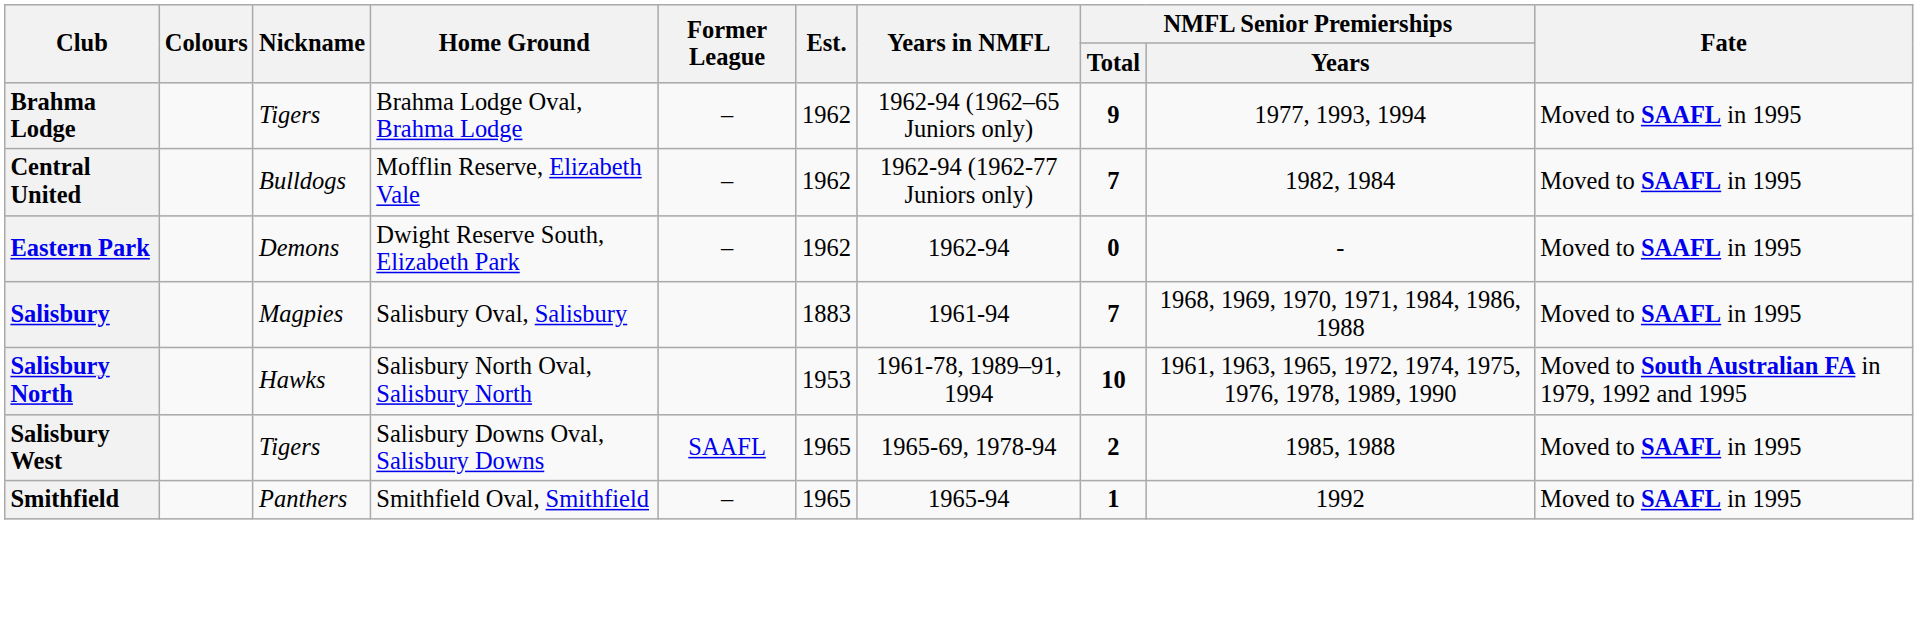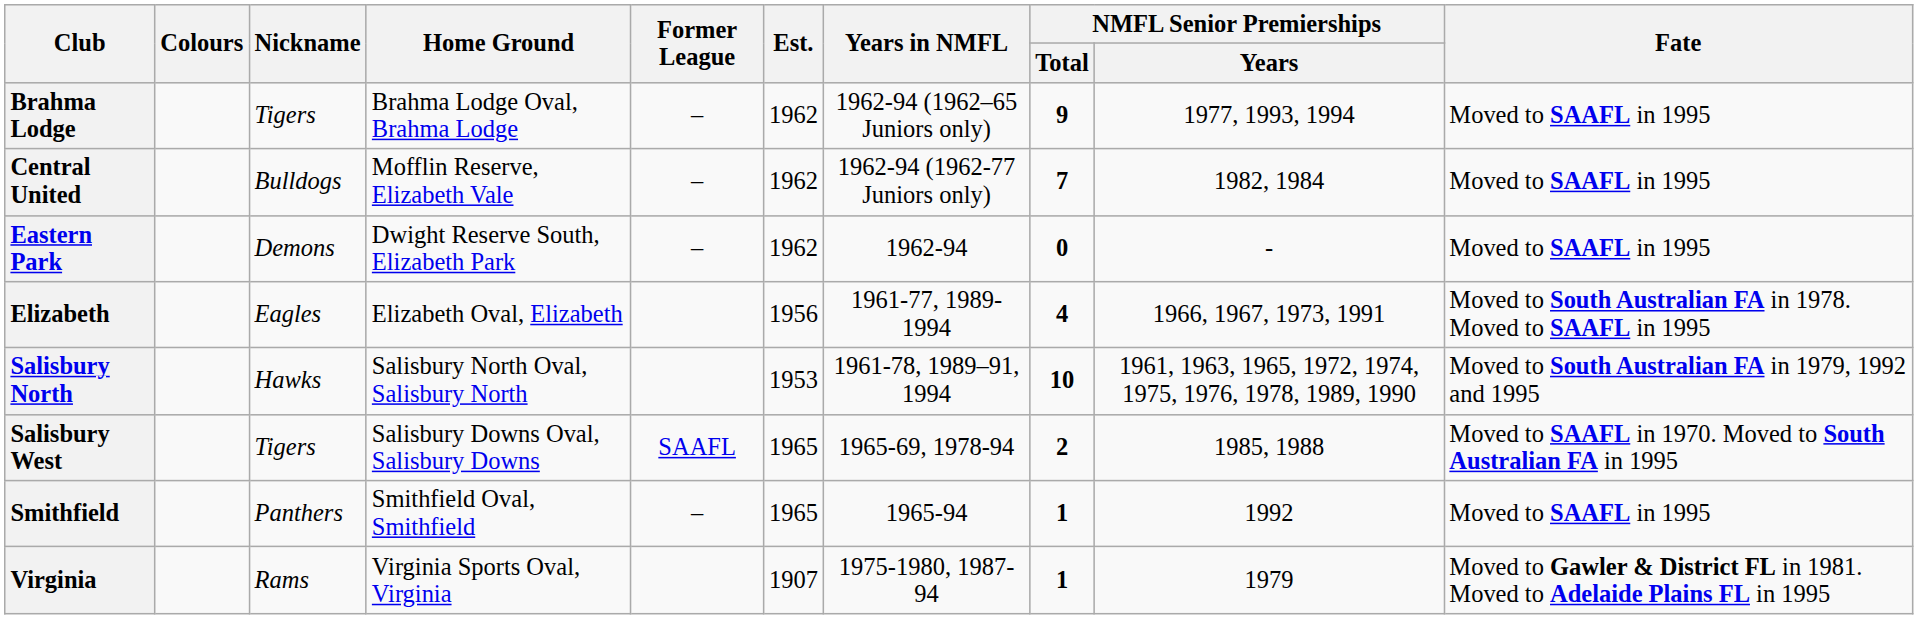+ row: (60, 314)
- row: (60, 314)
(1671, 447) Moved to SAAFL in 1995 -> (1667, 447) Moved to SAAFL in 1970. Moved to South Australian FA in 1995
+ row: (53, 579)
